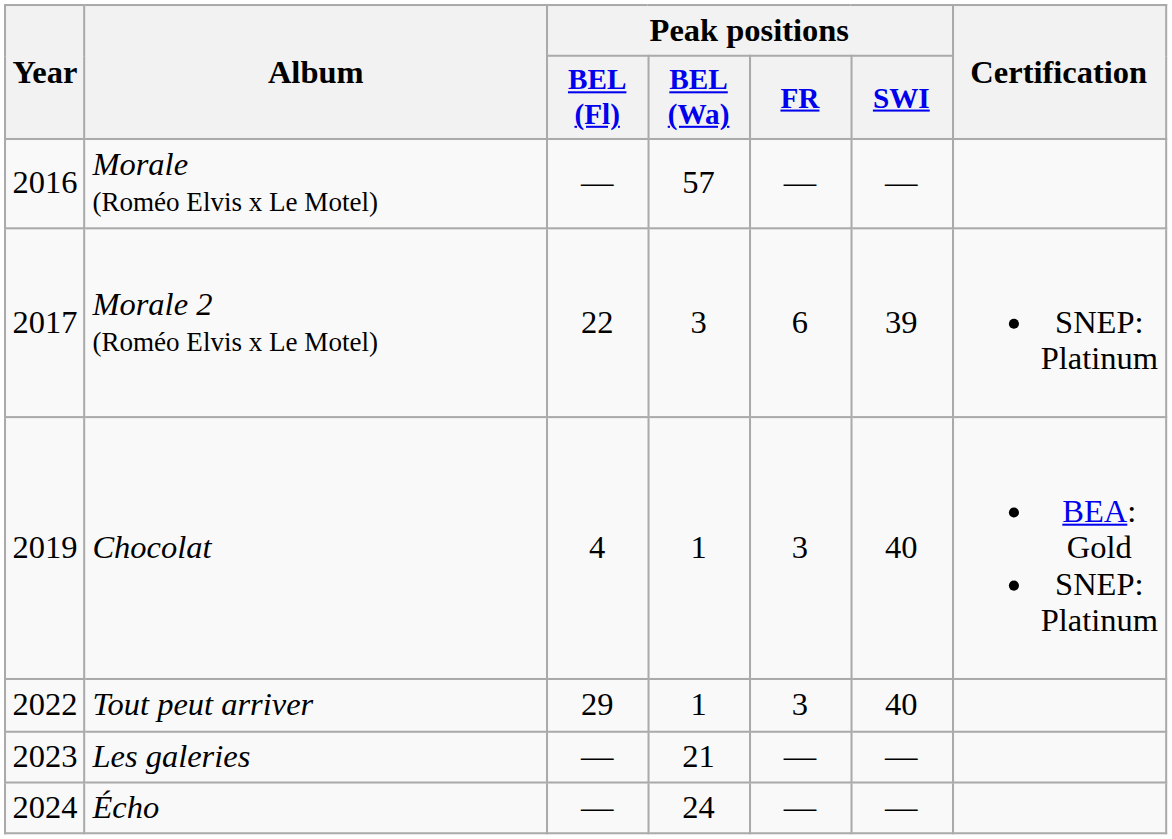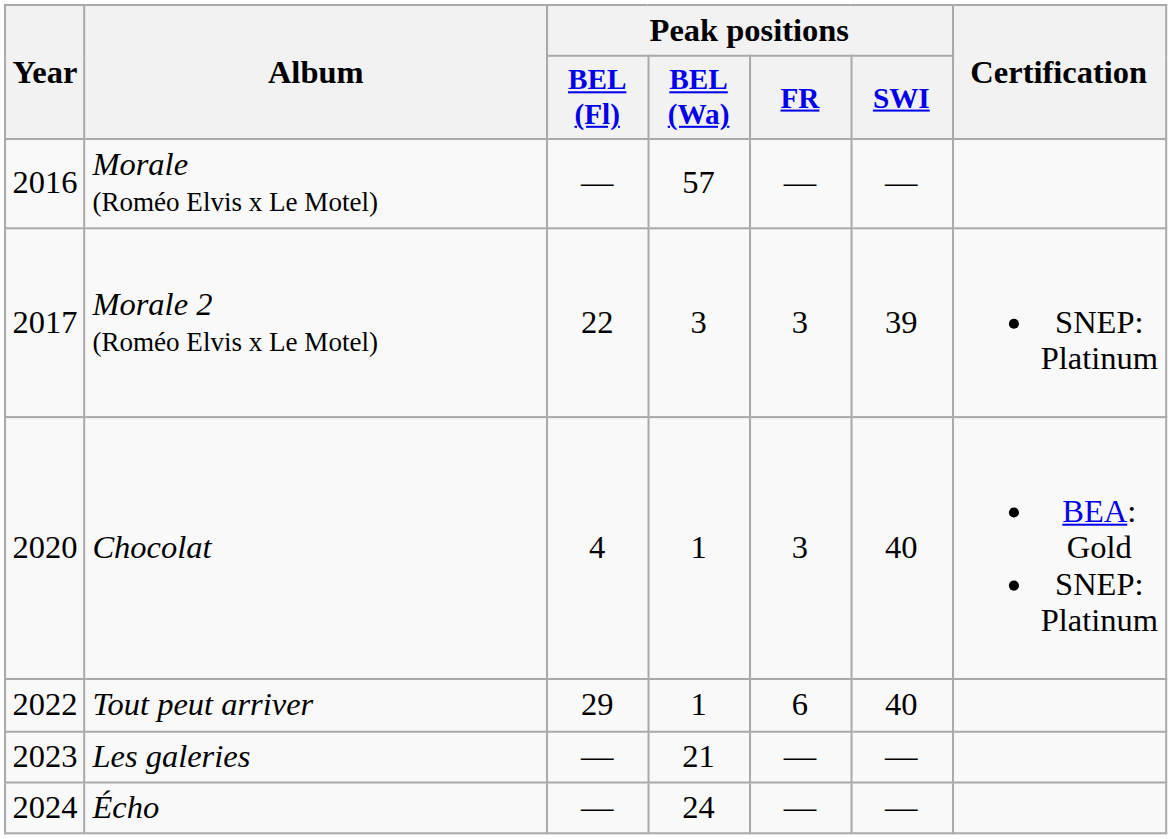(800, 321) 6 -> (800, 321) 3
(45, 547) 2019 -> (45, 547) 2020
(800, 704) 3 -> (800, 704) 6
